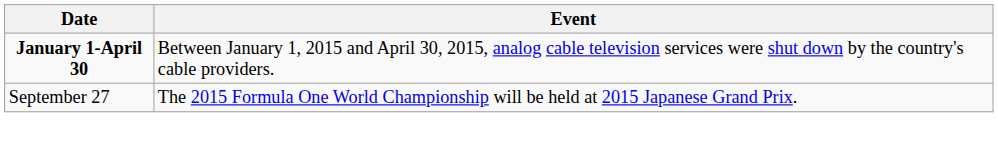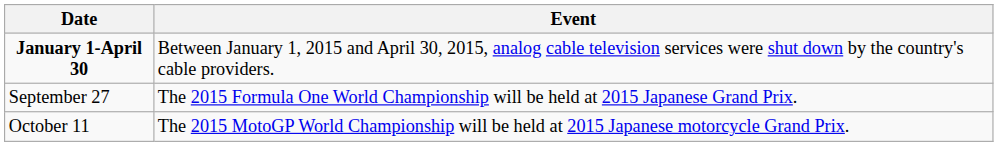+ row: (49, 126)
